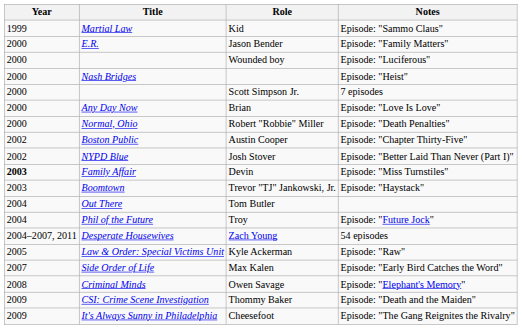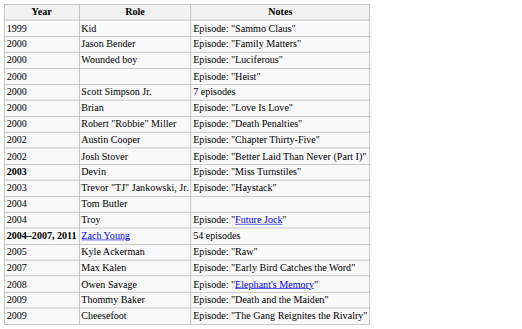- column: (153, 12)
(42, 236) normal -> (42, 236) bold
